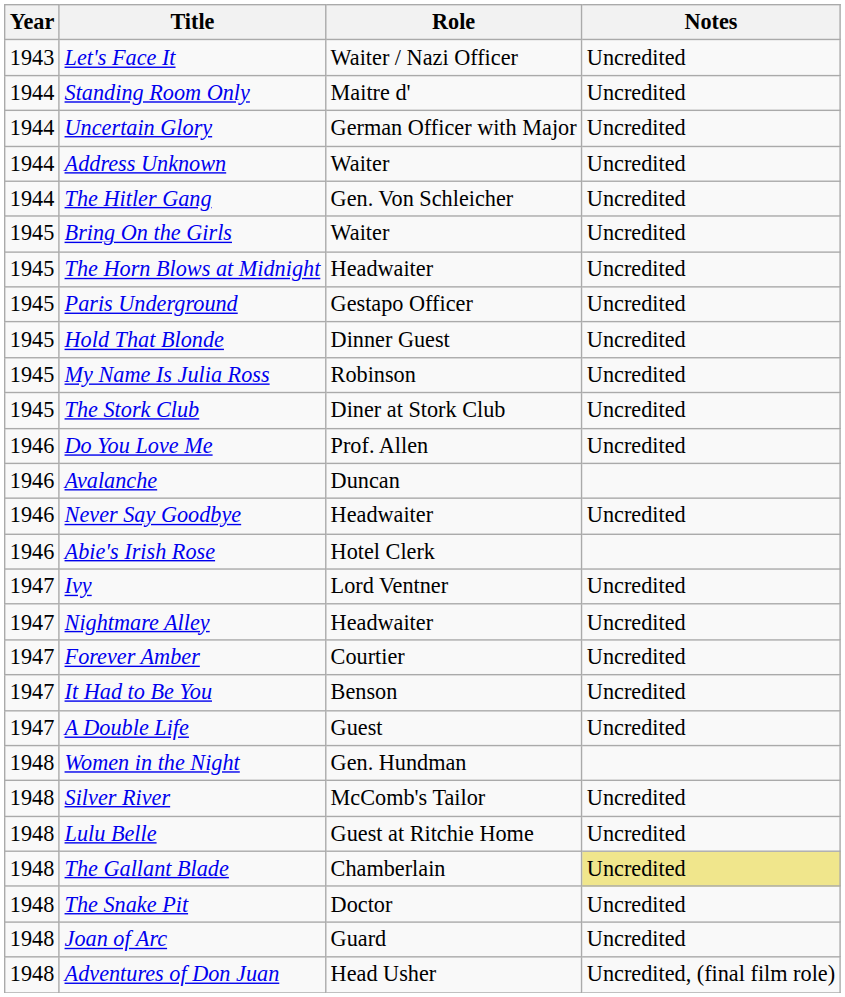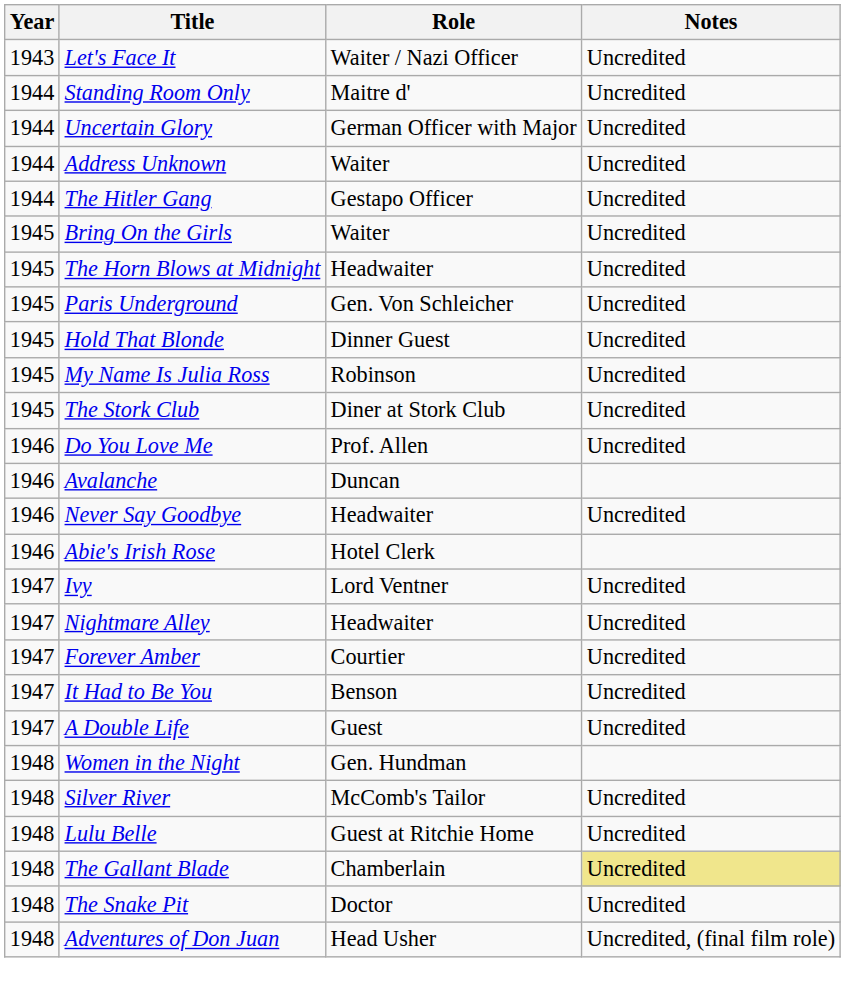(422, 198) Gen. Von Schleicher -> (402, 198) Gestapo Officer
(402, 304) Gestapo Officer -> (422, 304) Gen. Von Schleicher
- row: (116, 939)
